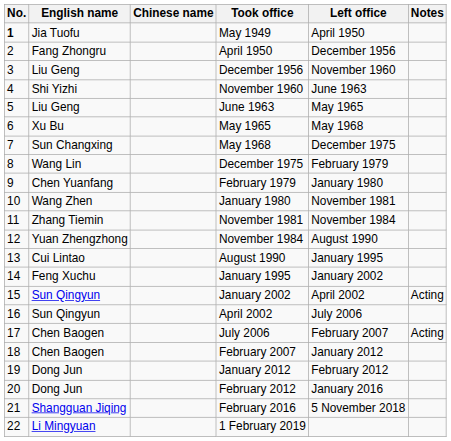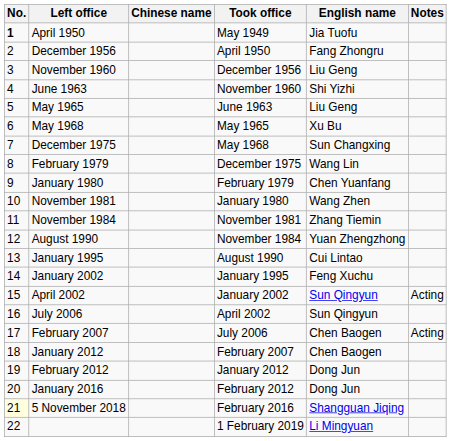columns swapped: (80, 13) <-> (358, 13)
(14, 408) no background -> (14, 408) lightyellow background
